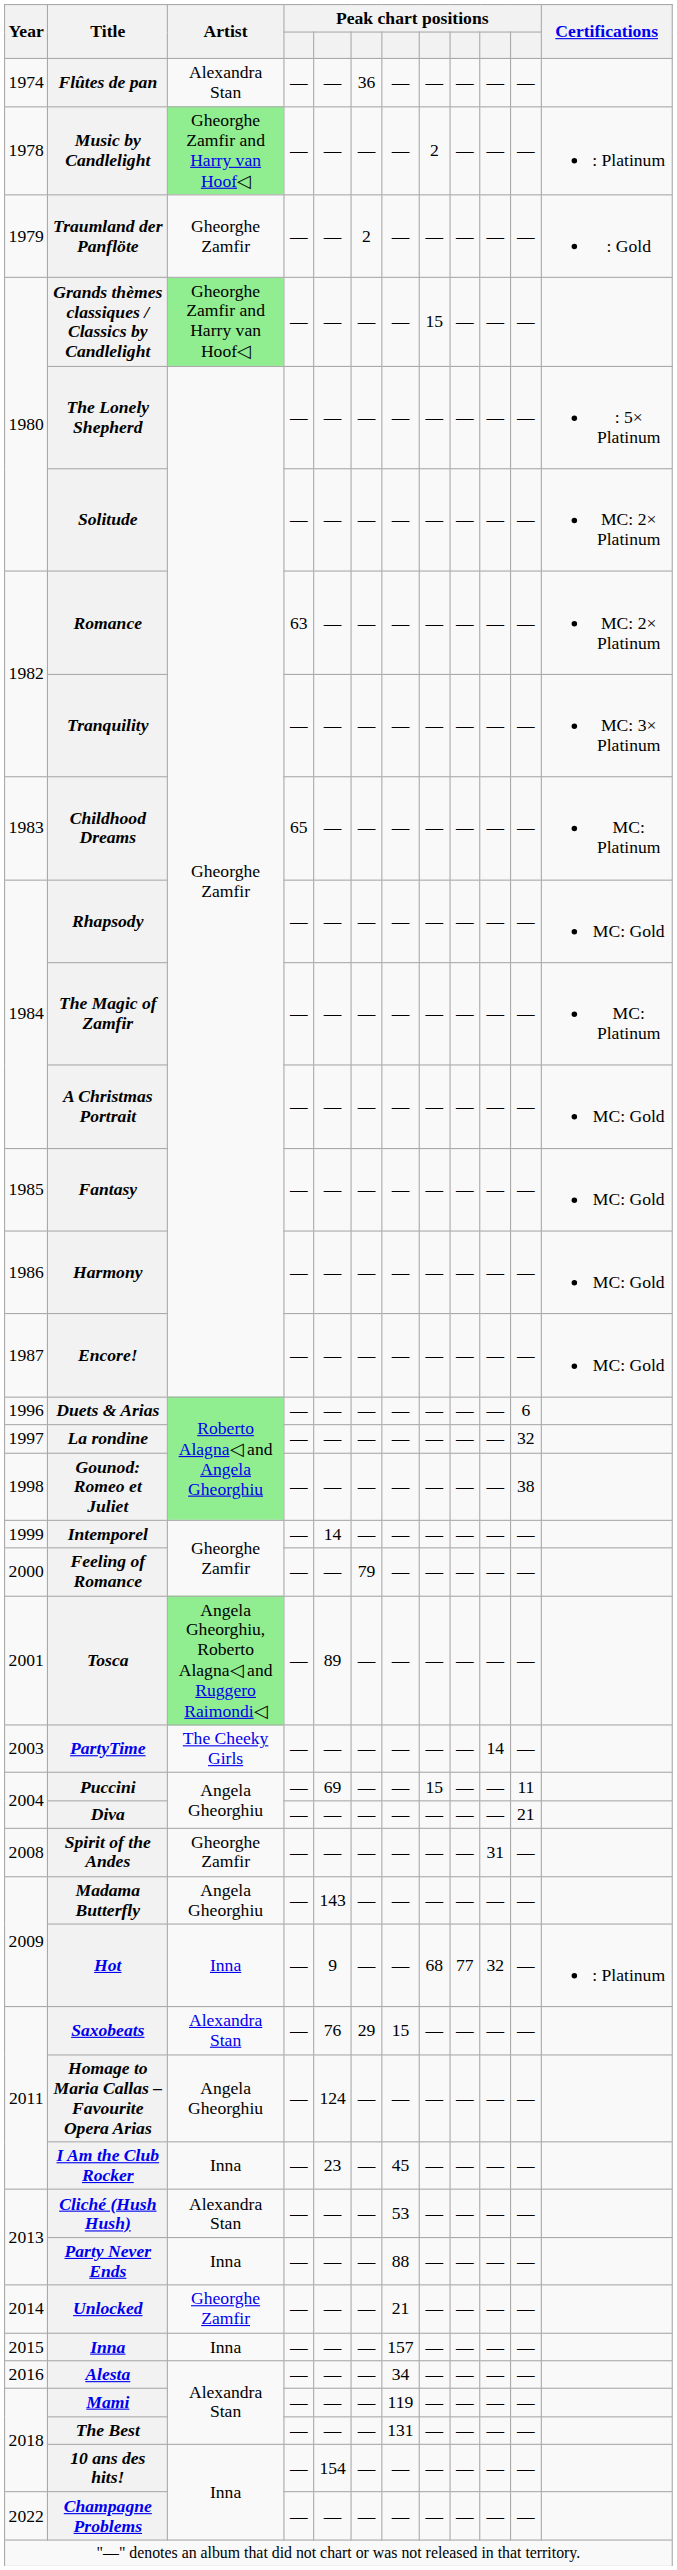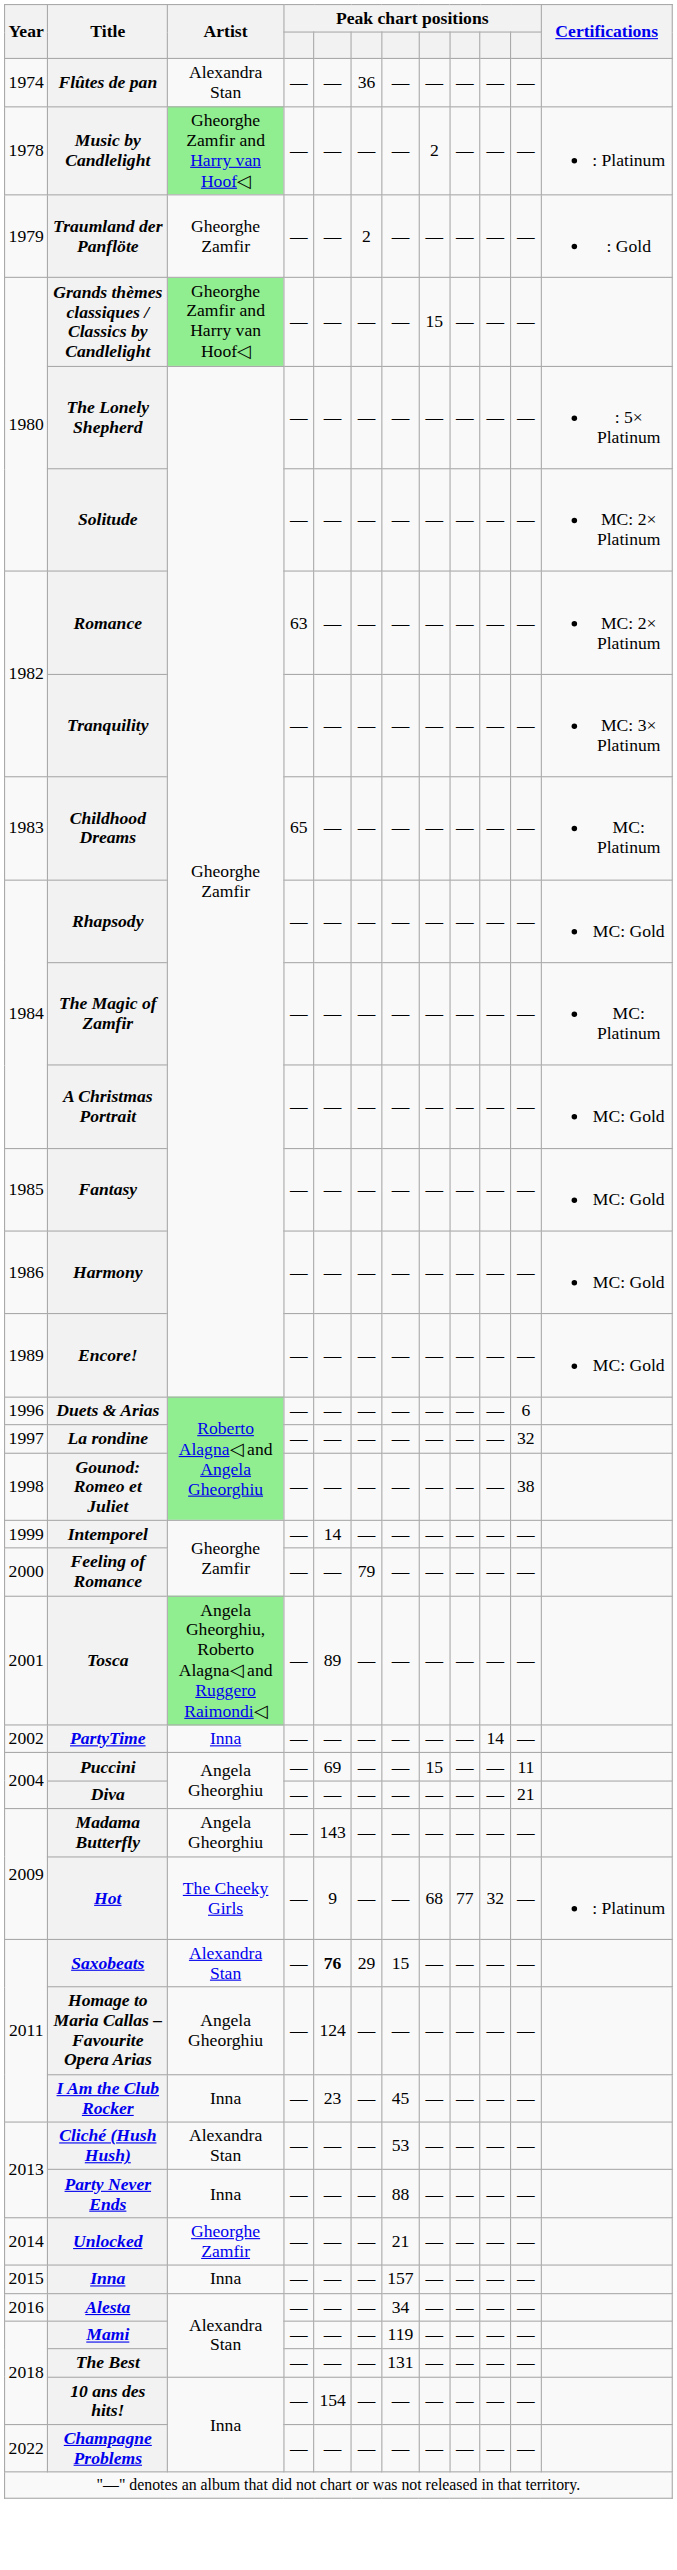(26, 1355) 1987 -> (26, 1355) 1989
(26, 1748) 2003 -> (26, 1738) 2002
(226, 1748) The Cheeky Girls -> (226, 1738) Inna
- row: (108, 1852)
(226, 1965) Inna -> (226, 1897) The Cheeky Girls
(333, 2030) normal -> (333, 1963) bold
